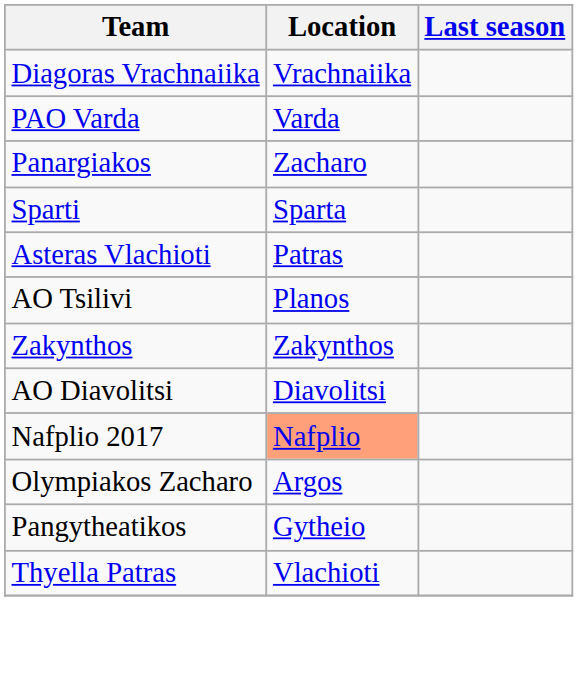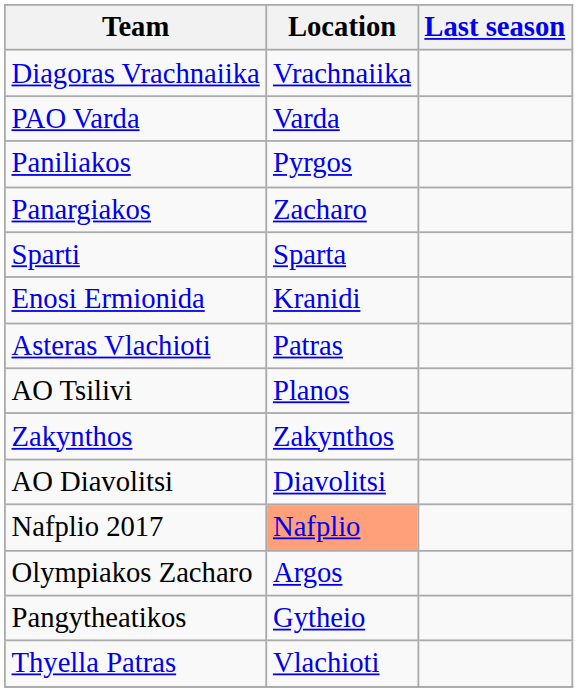+ row: (71, 163)
+ row: (108, 299)
